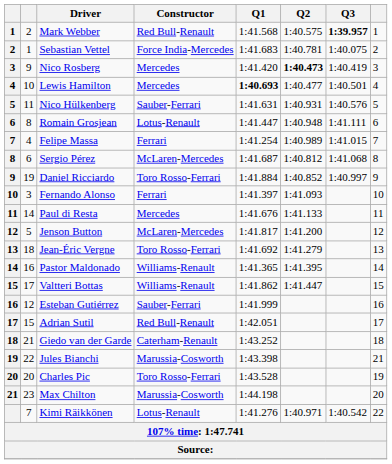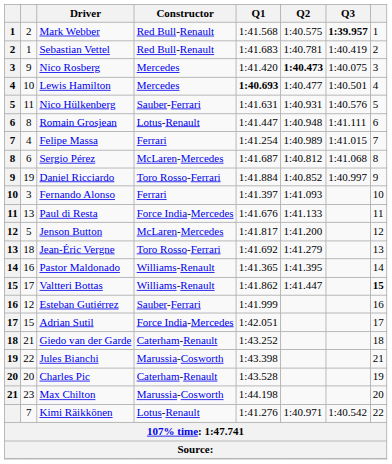(185, 49) Force India-Mercedes -> (175, 49) Red Bull-Renault
(348, 49) 1:40.075 -> (348, 49) 1:40.419
(348, 67) 1:40.419 -> (348, 67) 1:40.075
(29, 213) 14 -> (29, 213) 13
(158, 213) Mercedes -> (185, 213) Force India-Mercedes
(378, 285) normal -> (378, 285) bold
(175, 322) Red Bull-Renault -> (185, 322) Force India-Mercedes
(179, 376) Toro Rosso-Ferrari -> (177, 376) Caterham-Renault
